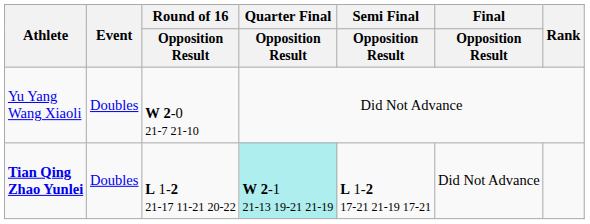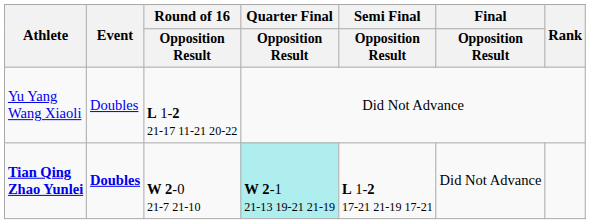(172, 122) W 2-0 21-7 21-10 -> (192, 122) L 1-2 21-17 11-21 20-22
(114, 180) normal -> (115, 180) bold
(190, 198) L 1-2 21-17 11-21 20-22 -> (174, 198) W 2-0 21-7 21-10
